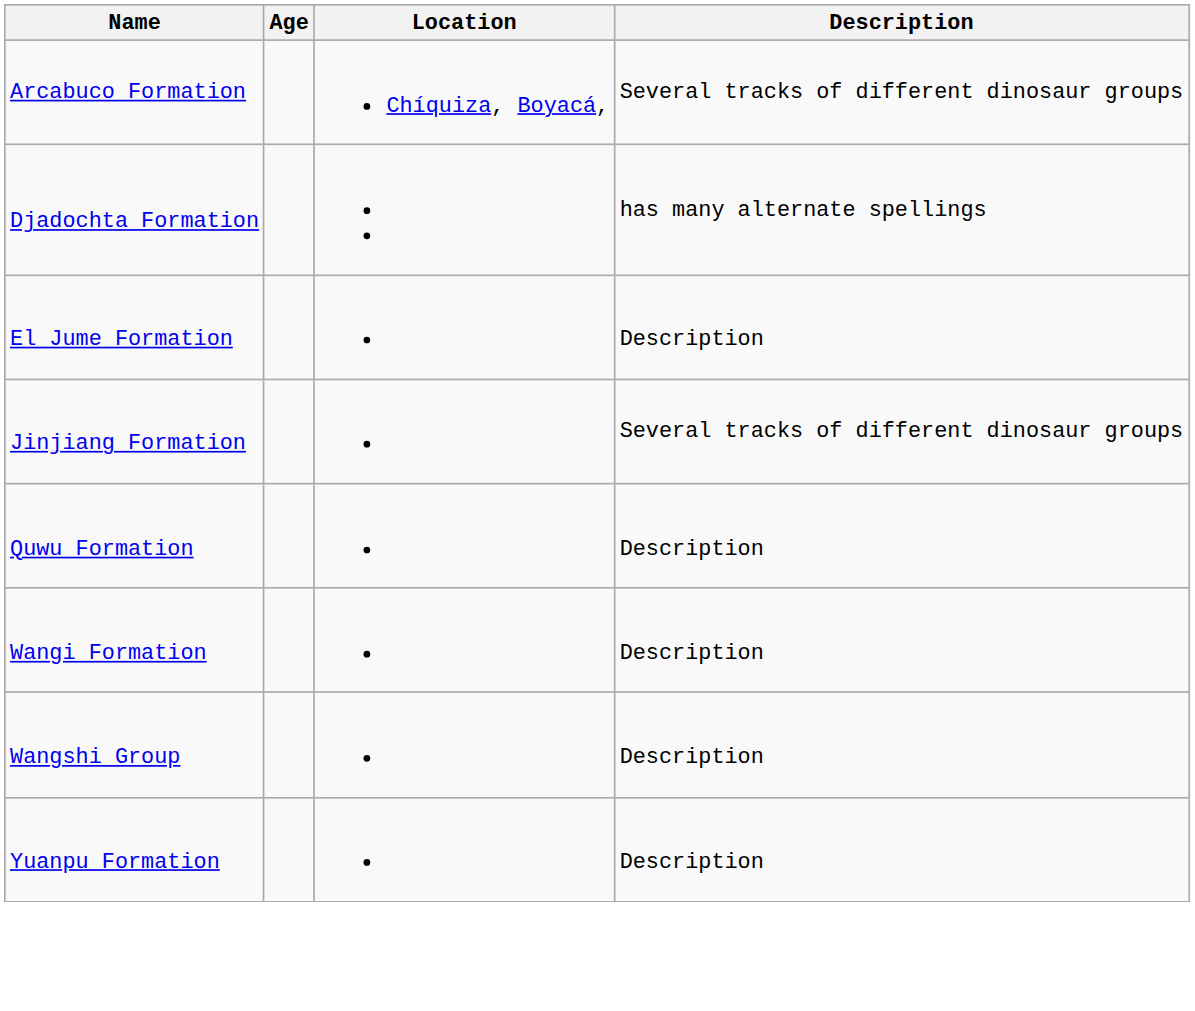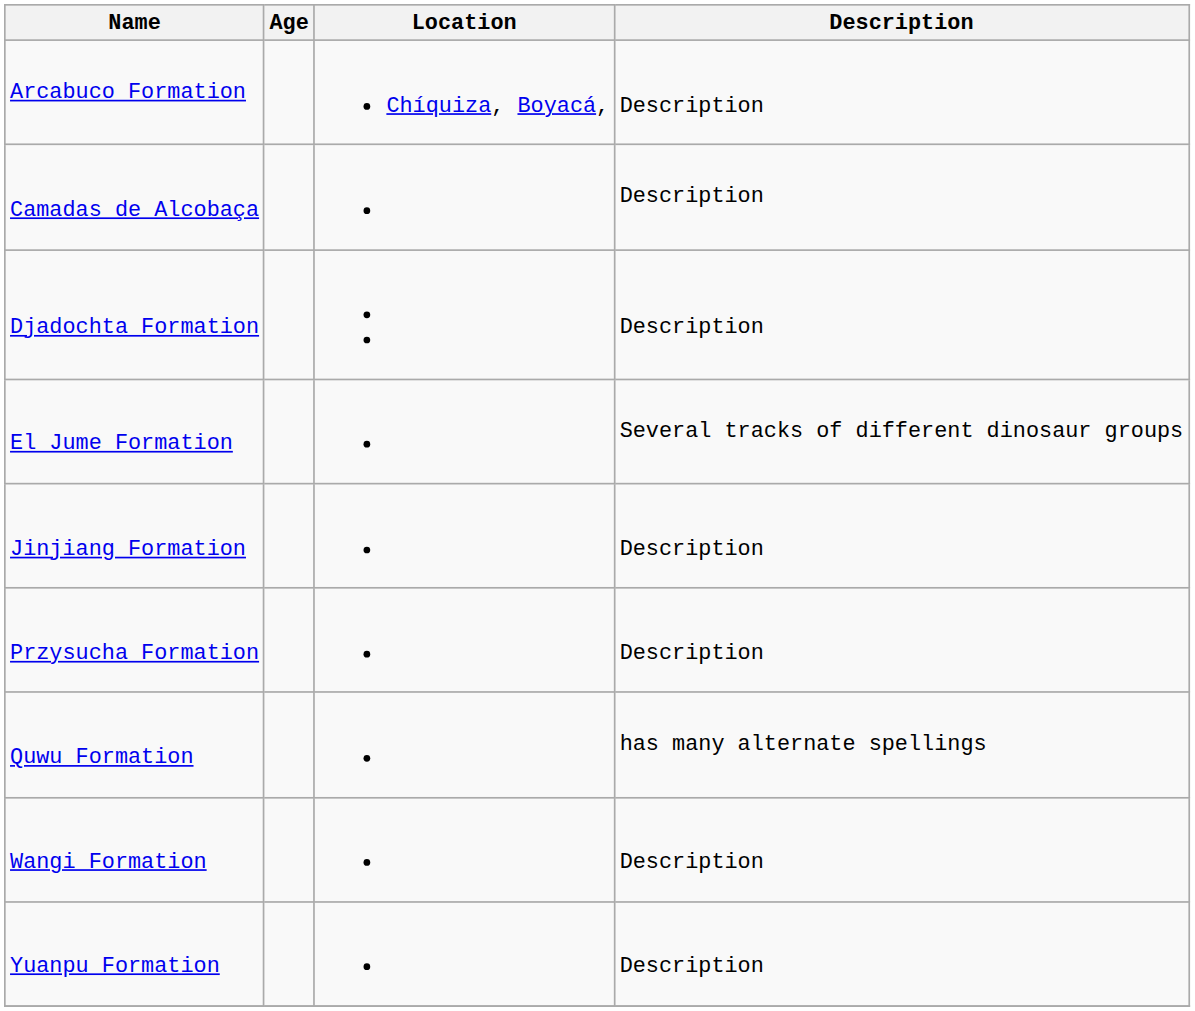(901, 93) Several tracks of different dinosaur groups -> (692, 105) Description
+ row: (135, 210)
(803, 210) has many alternate spellings -> (692, 327) Description
(692, 339) Description -> (901, 431) Several tracks of different dinosaur groups
(901, 431) Several tracks of different dinosaur groups -> (692, 548) Description
+ row: (135, 653)
(692, 548) Description -> (803, 745) has many alternate spellings
- row: (95, 757)
